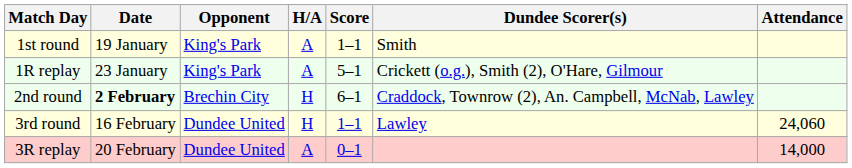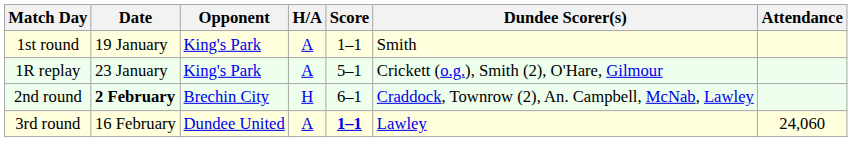(307, 123) H -> (307, 123) A
(349, 123) normal -> (349, 123) bold
- row: (48, 149)
